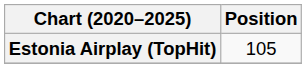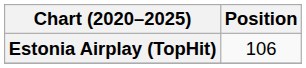(261, 48) 105 -> (261, 48) 106
